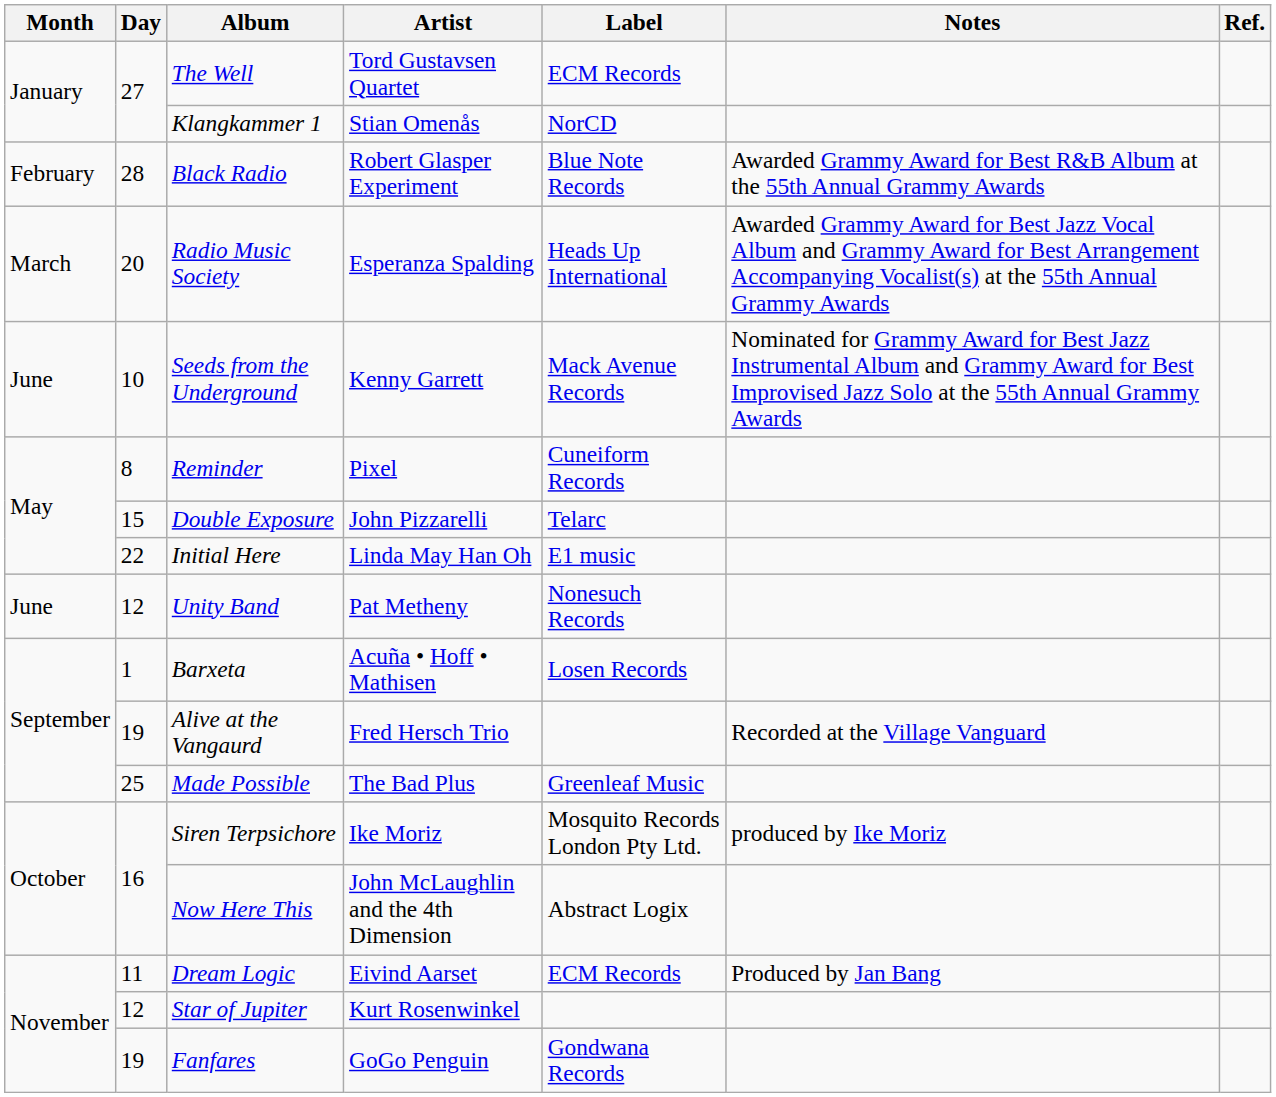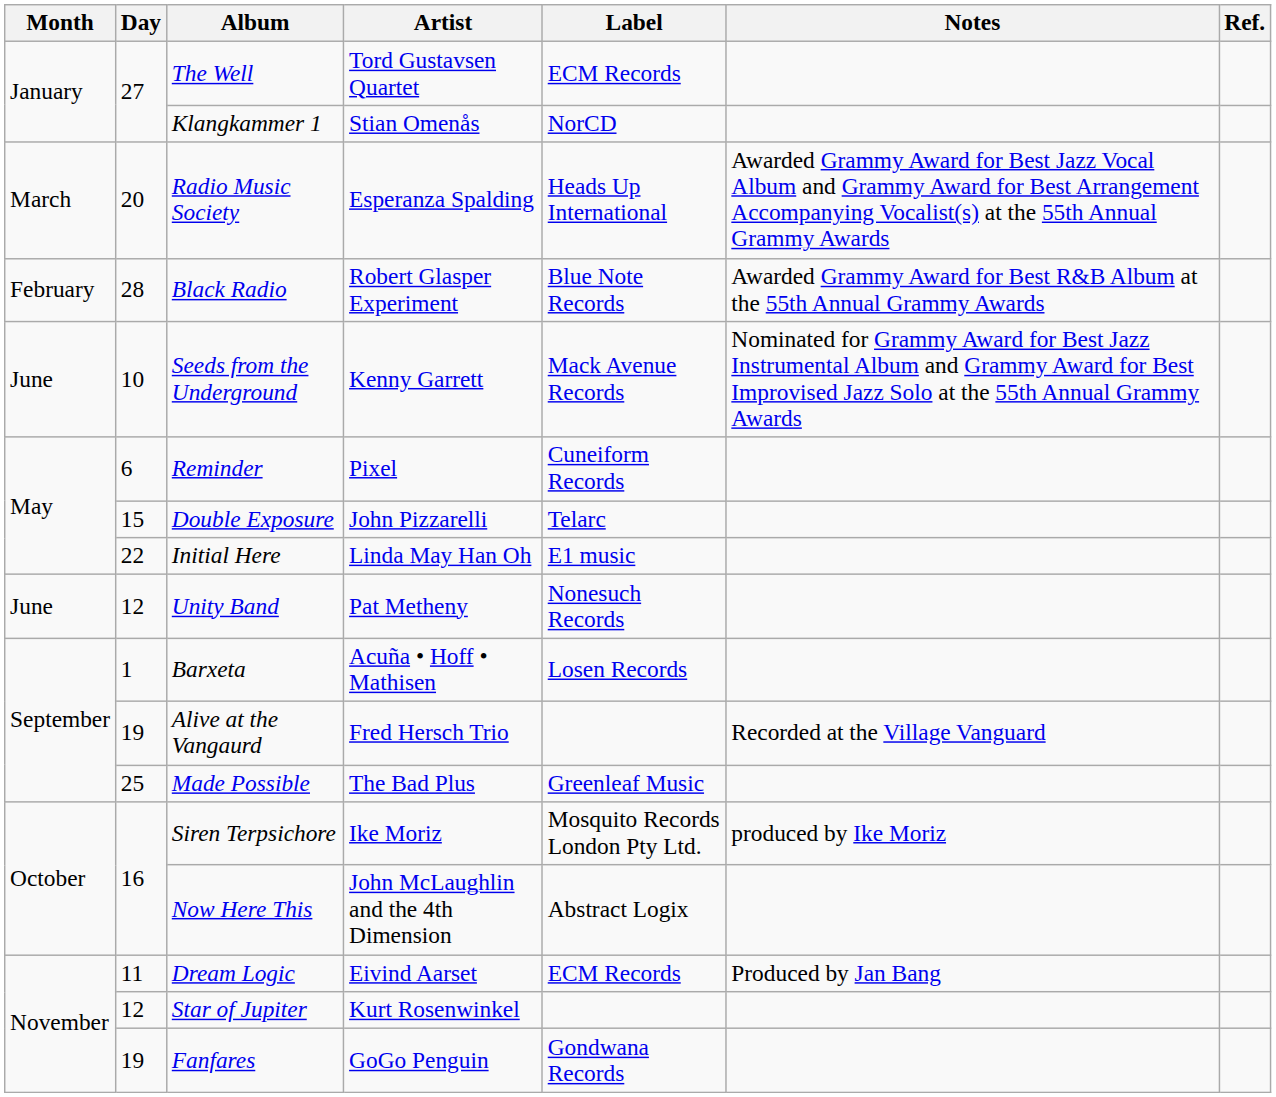rows swapped: (229, 173) <-> (231, 263)
(127, 468) 8 -> (127, 468) 6
